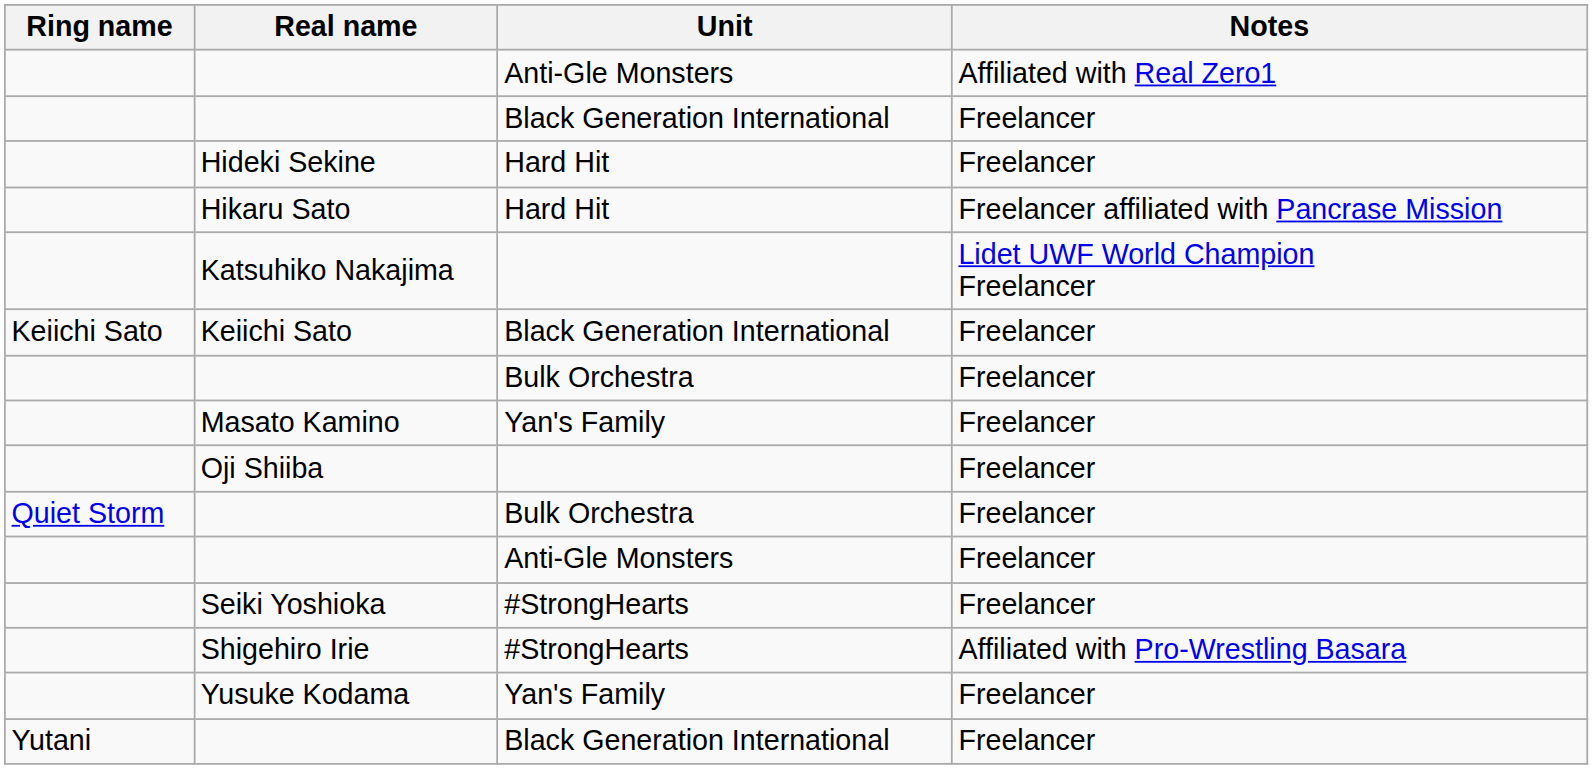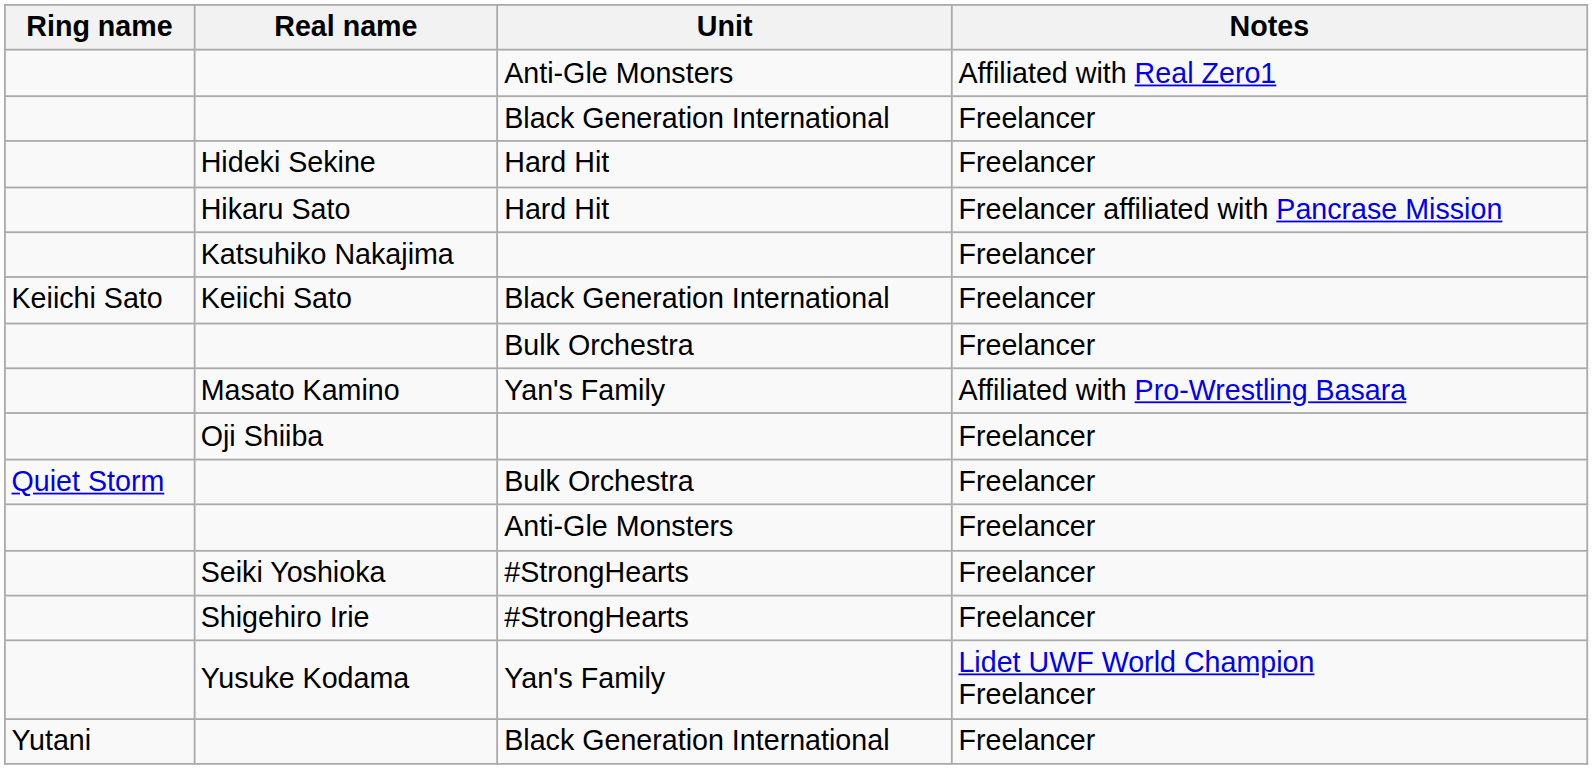(1136, 270) Lidet UWF World Champion Freelancer -> (1027, 254) Freelancer
(1027, 422) Freelancer -> (1182, 390) Affiliated with Pro-Wrestling Basara
(1182, 649) Affiliated with Pro-Wrestling Basara -> (1027, 617) Freelancer
(1027, 695) Freelancer -> (1136, 679) Lidet UWF World Champion Freelancer
